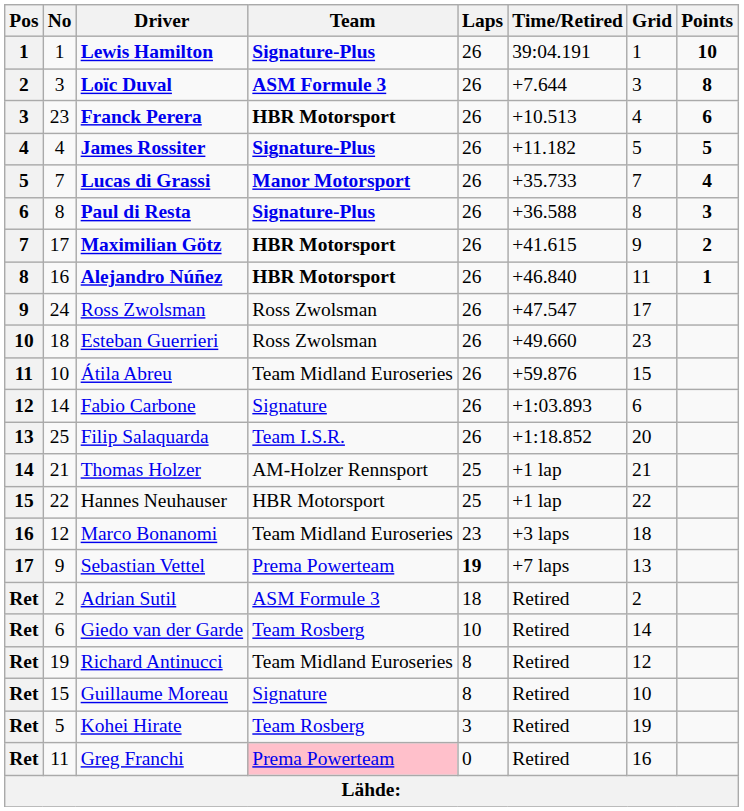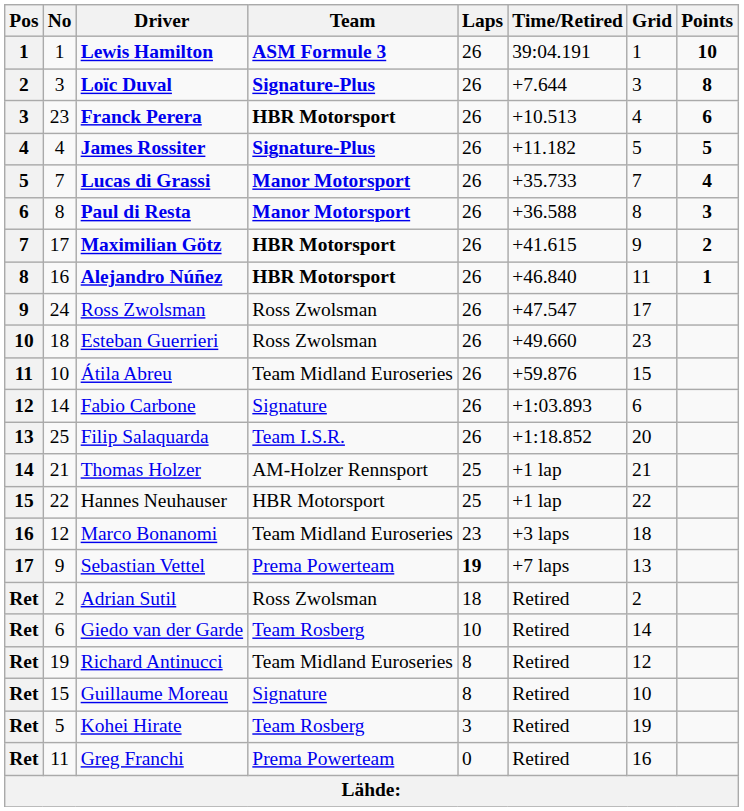(314, 52) Signature-Plus -> (319, 52) ASM Formule 3
(319, 84) ASM Formule 3 -> (314, 84) Signature-Plus
(314, 212) Signature-Plus -> (331, 212) Manor Motorsport
(316, 597) ASM Formule 3 -> (315, 597) Ross Zwolsman
(323, 758) pink background -> (323, 758) no background
